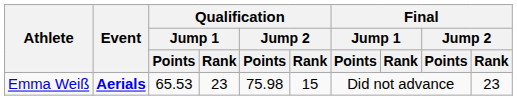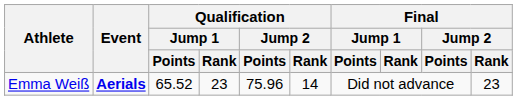(174, 84) 65.53 -> (174, 84) 65.52
(265, 84) 75.98 -> (265, 84) 75.96
(310, 84) 15 -> (310, 84) 14
